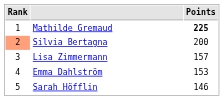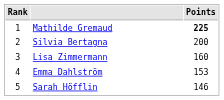(18, 43) lightsalmon background -> (18, 43) no background
(201, 58) 157 -> (201, 58) 160
